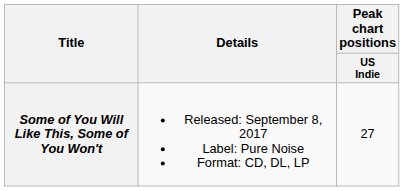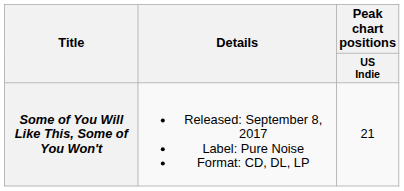(368, 134) 27 -> (368, 134) 21
